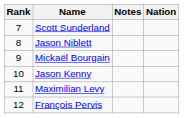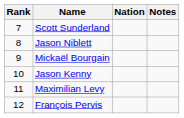columns swapped: (161, 12) <-> (128, 12)
